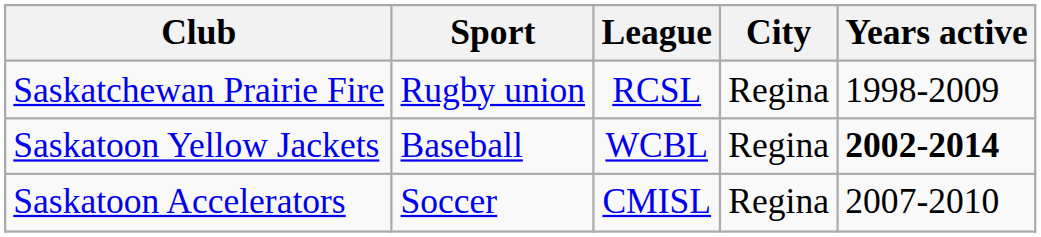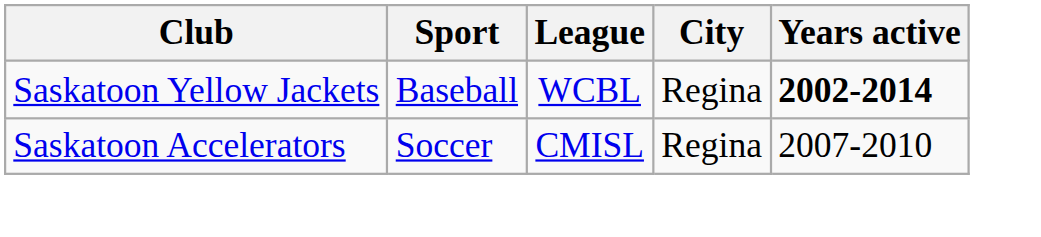- row: (199, 88)
